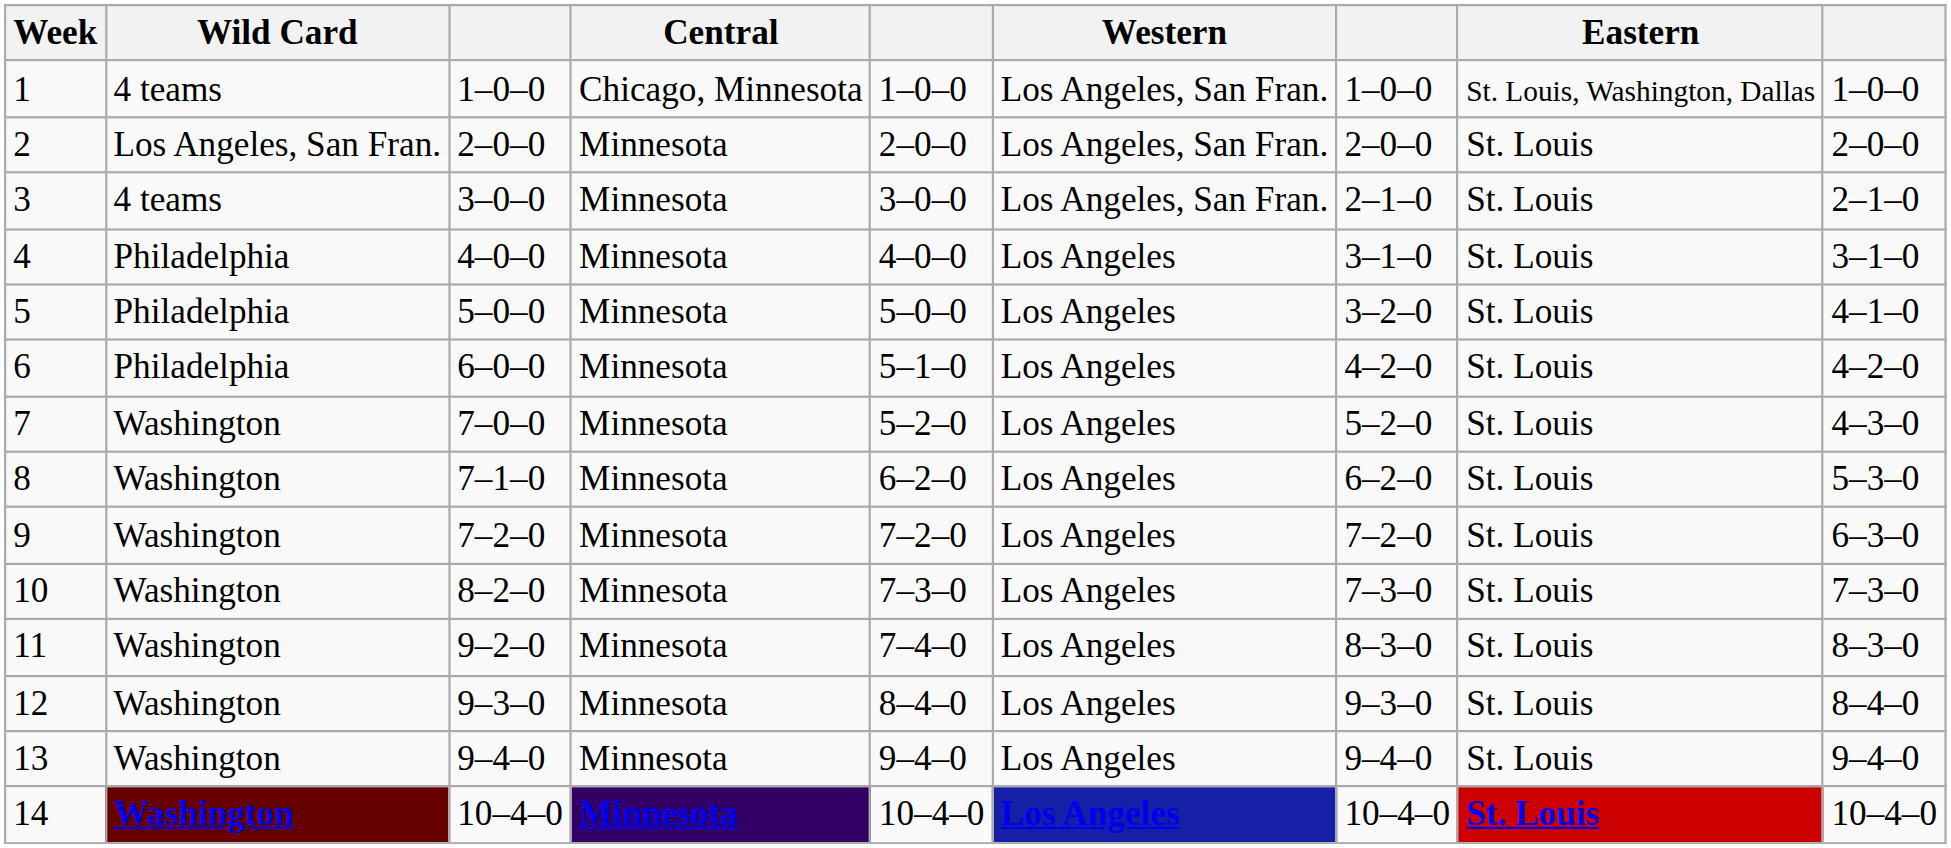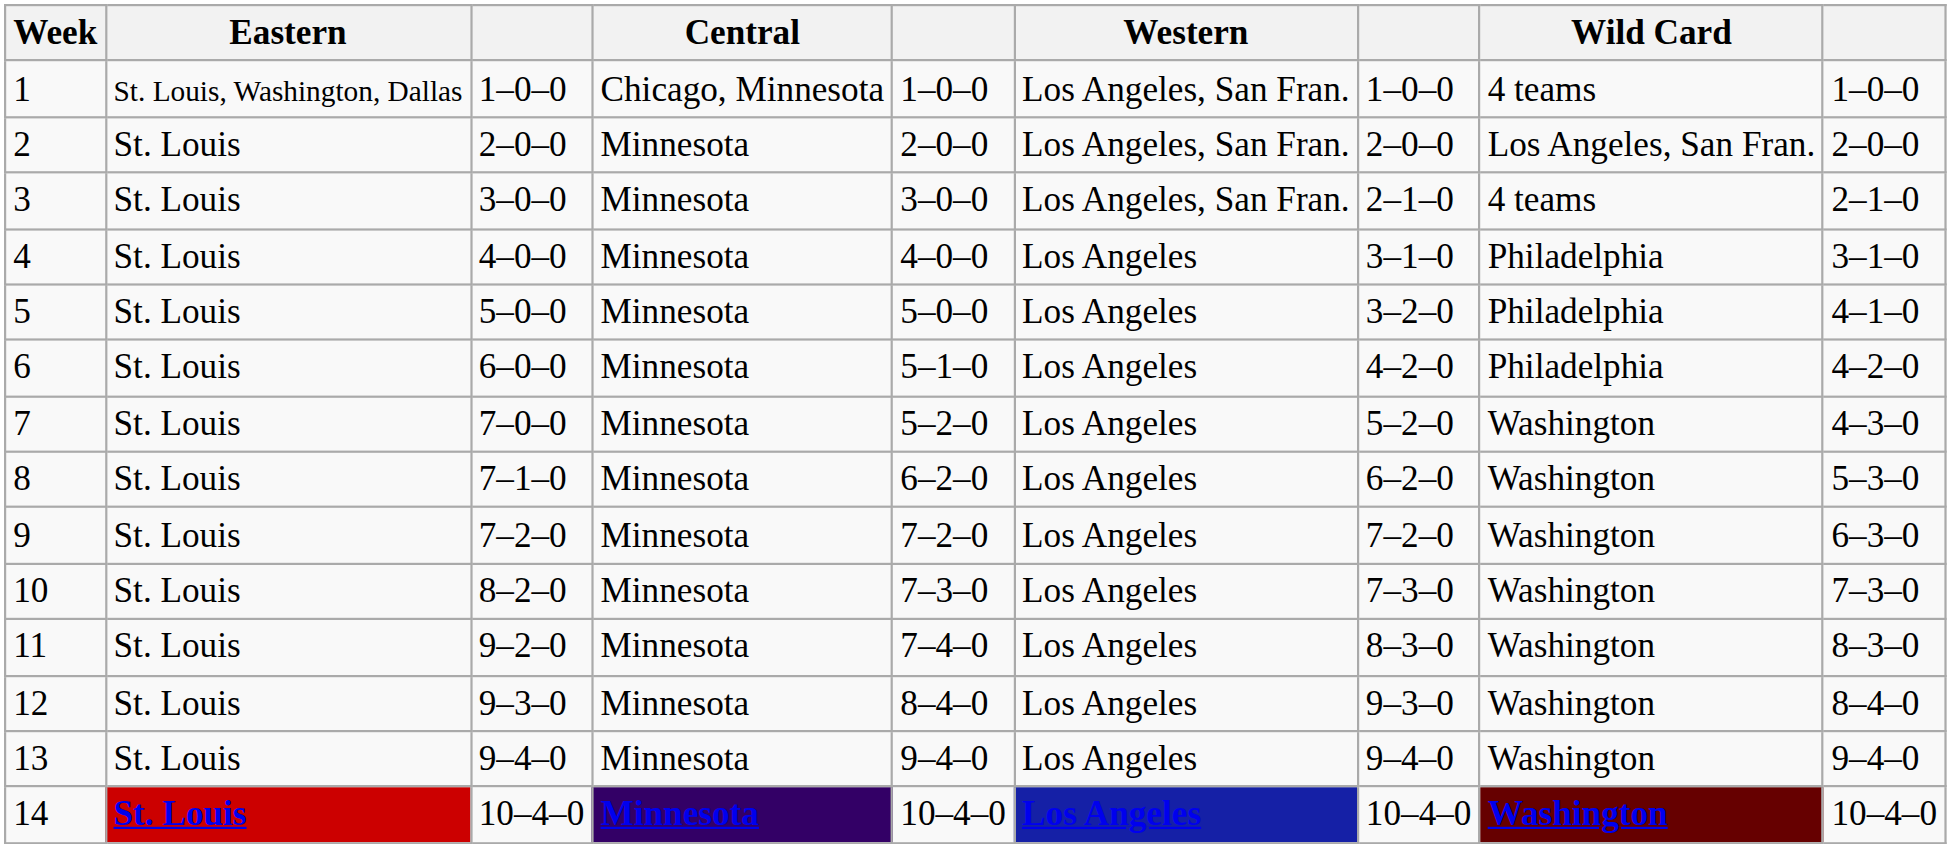columns swapped: (1641, 32) <-> (277, 32)
